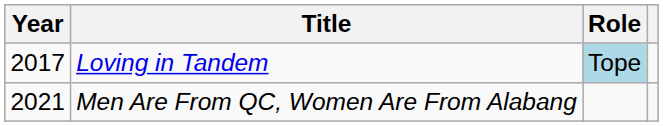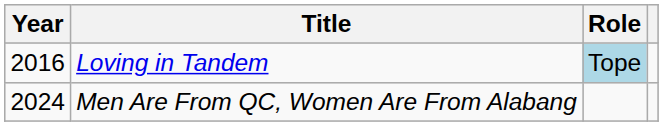(38, 62) 2017 -> (38, 62) 2016
(38, 101) 2021 -> (38, 101) 2024
